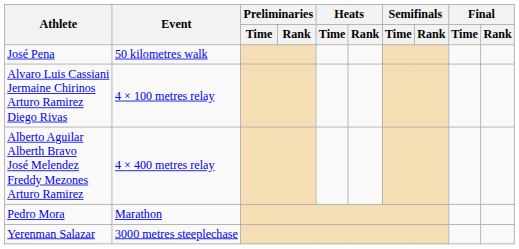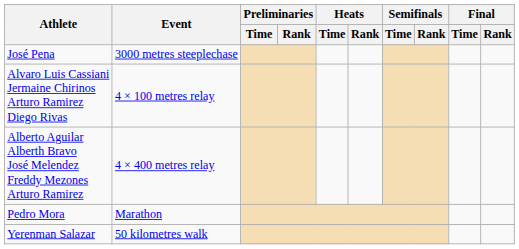(161, 54) 50 kilometres walk -> (176, 54) 3000 metres steeplechase
(176, 234) 3000 metres steeplechase -> (161, 234) 50 kilometres walk
